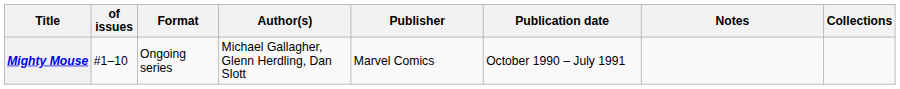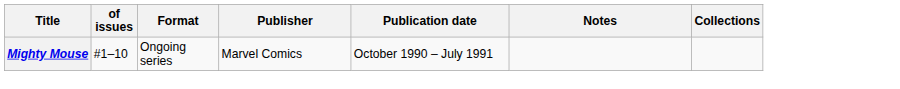- column: (285, 20)
